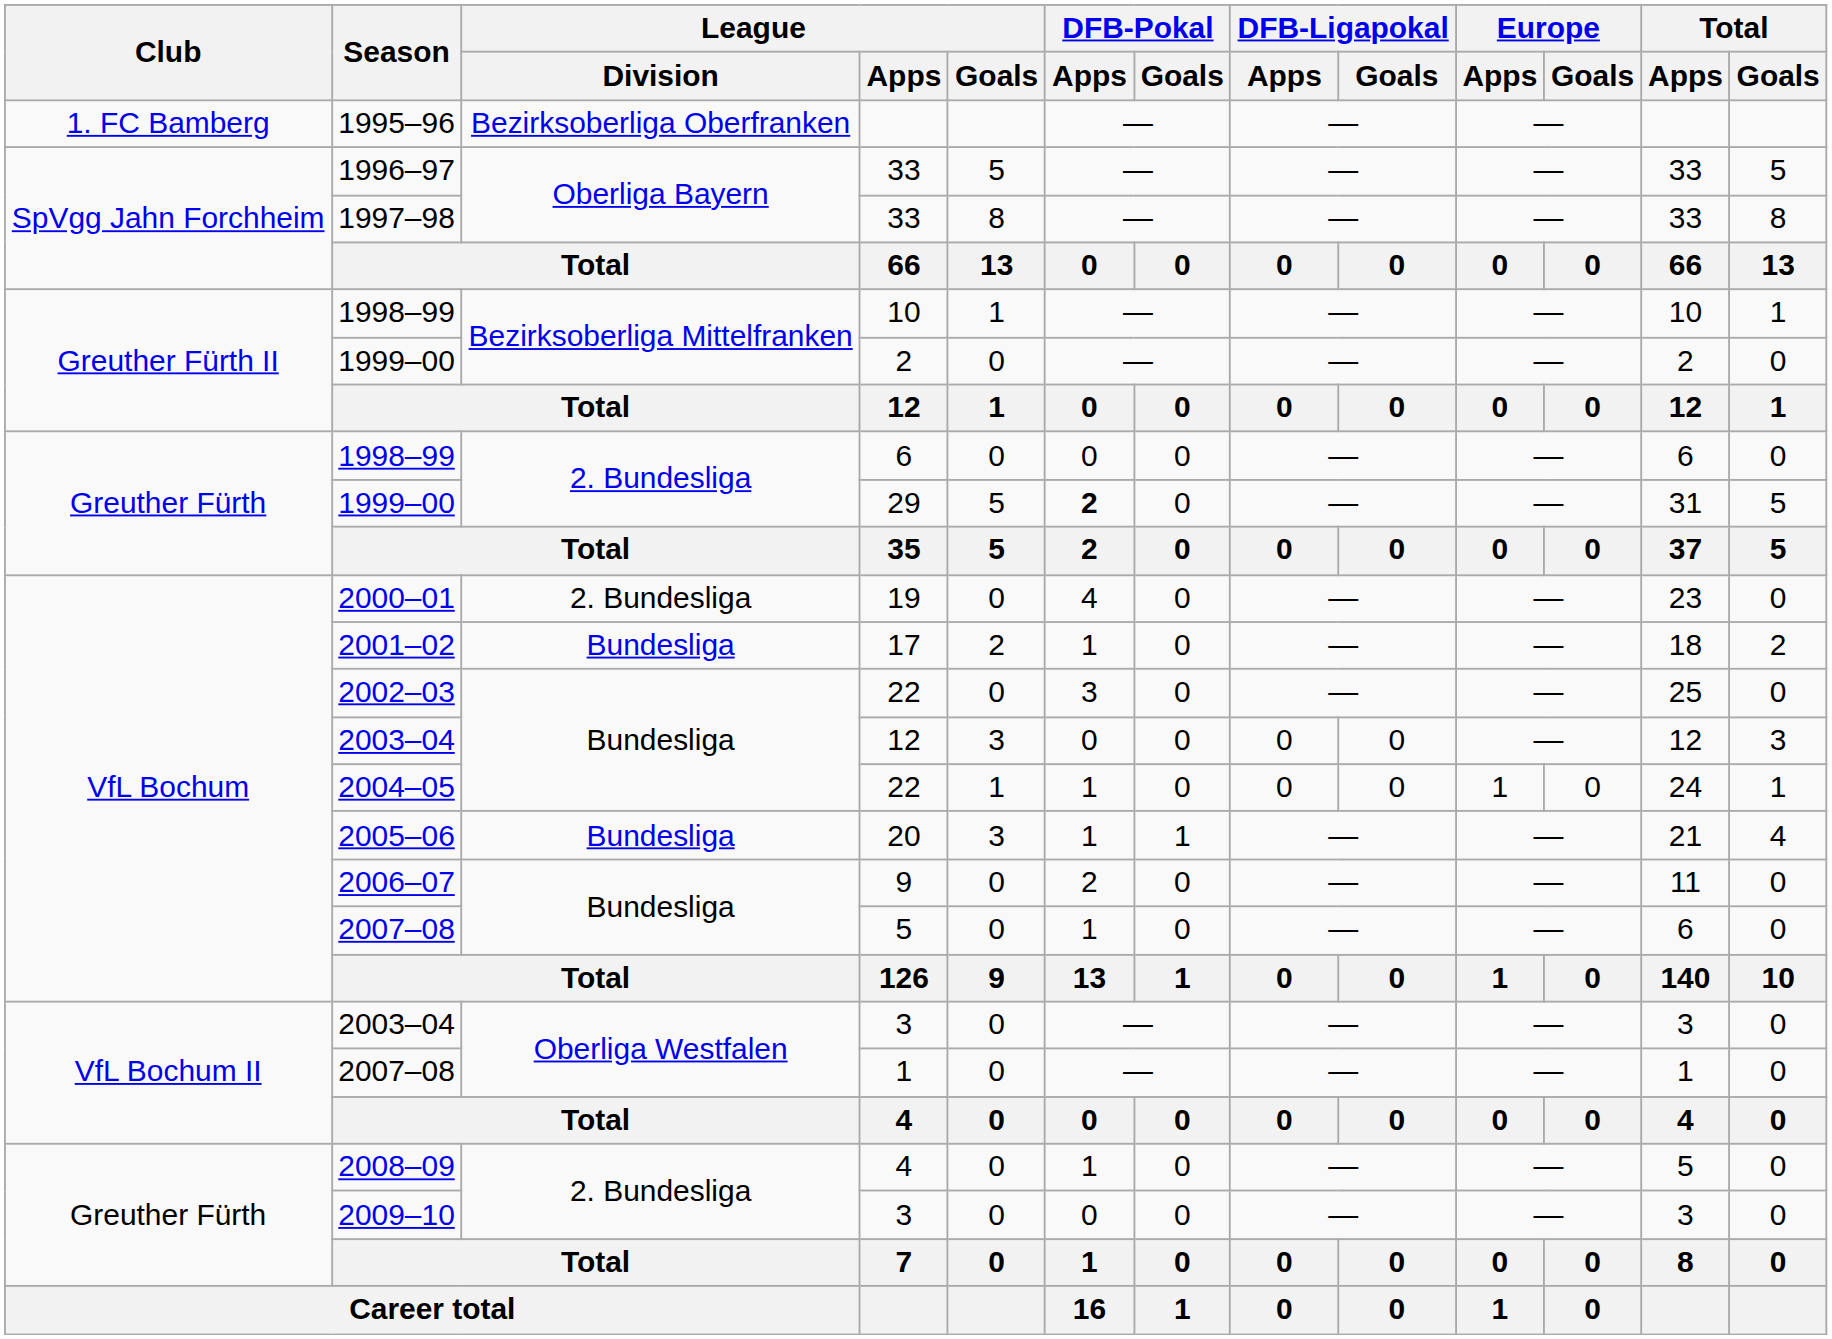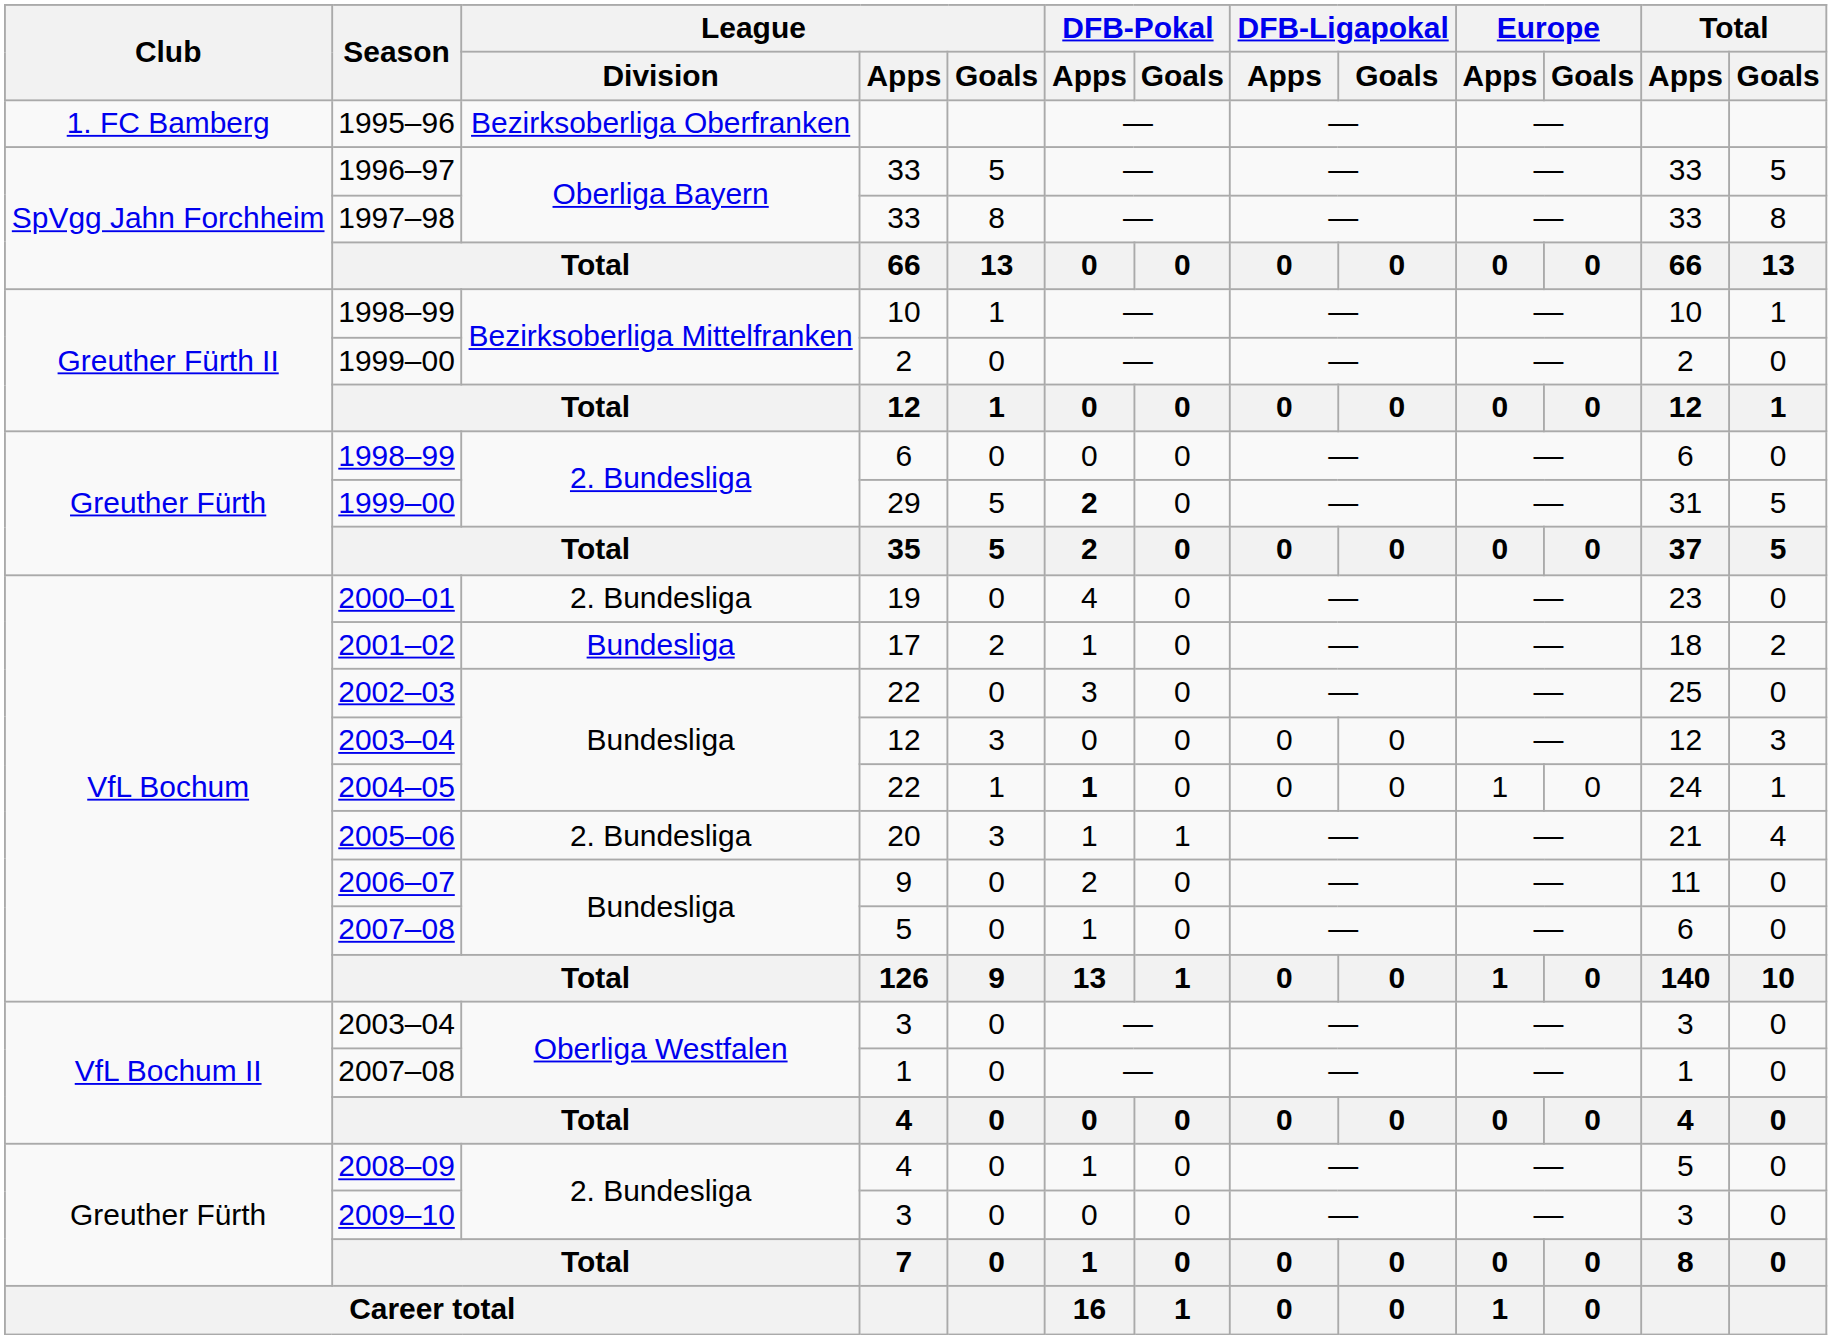(1089, 787) normal -> (1089, 787) bold
(661, 834) Bundesliga -> (661, 834) 2. Bundesliga
